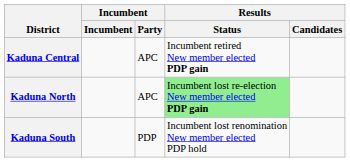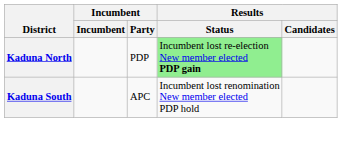- row: (43, 57)
(147, 97) APC -> (139, 57) PDP
(147, 137) PDP -> (140, 97) APC
